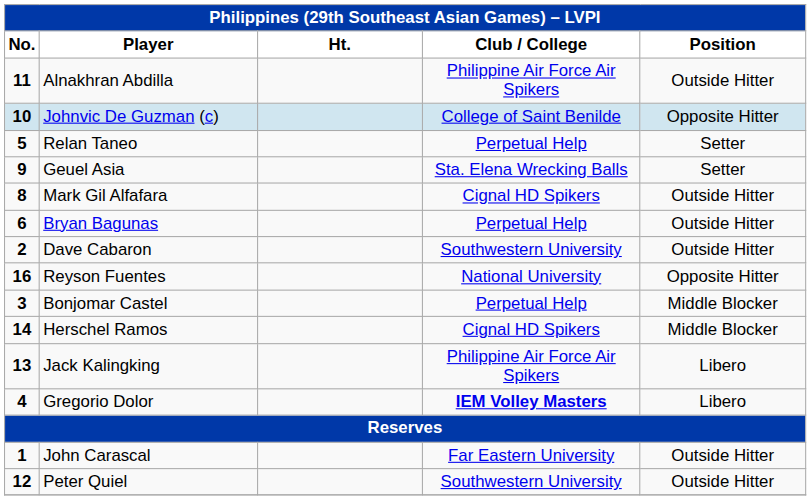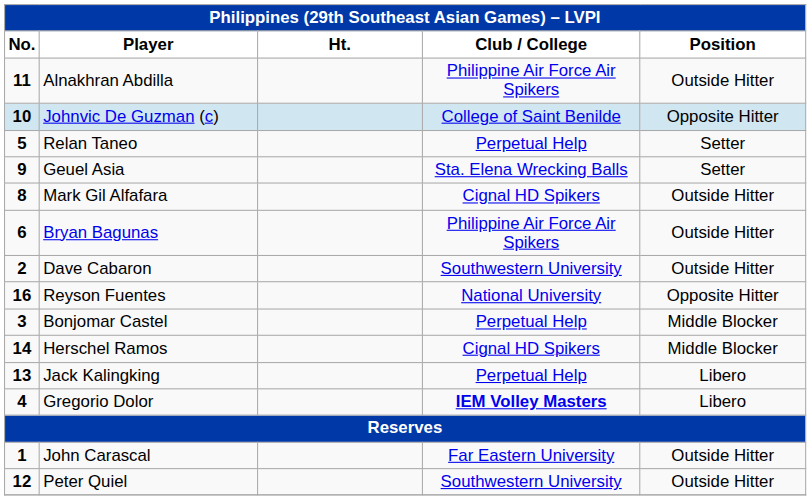(531, 223) Perpetual Help -> (531, 232) Philippine Air Force Air Spikers
(531, 365) Philippine Air Force Air Spikers -> (531, 375) Perpetual Help
